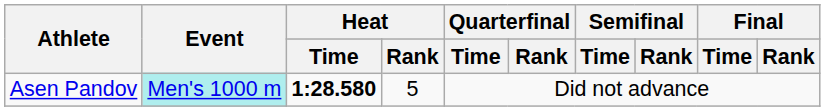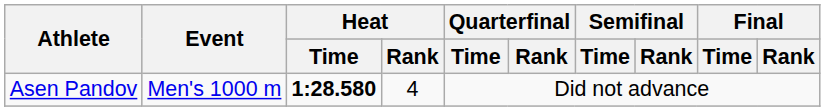(214, 90) paleturquoise background -> (214, 90) no background
(412, 90) 5 -> (412, 90) 4
